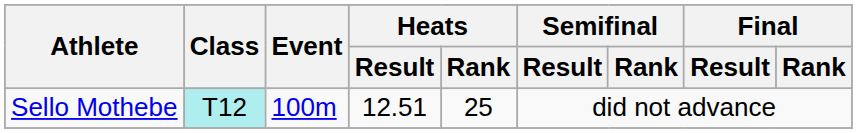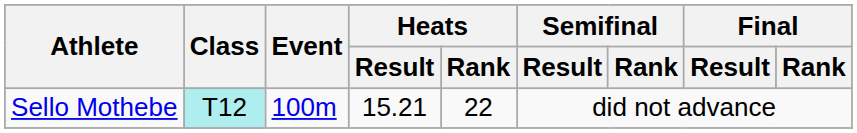(394, 108) 12.51 -> (394, 108) 15.21
(478, 108) 25 -> (478, 108) 22
